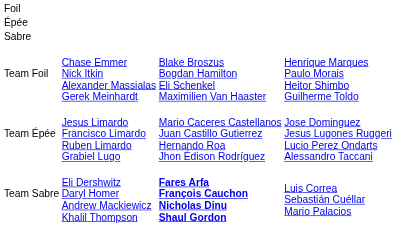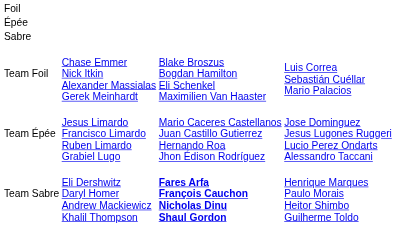(326, 79) Henrique Marques Paulo Morais Heitor Shimbo Guilherme Toldo -> (325, 79) Luis Correa Sebastián Cuéllar Mario Palacios
(325, 200) Luis Correa Sebastián Cuéllar Mario Palacios -> (326, 200) Henrique Marques Paulo Morais Heitor Shimbo Guilherme Toldo
